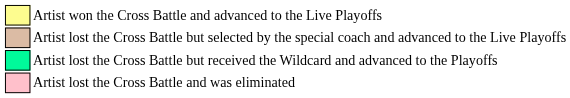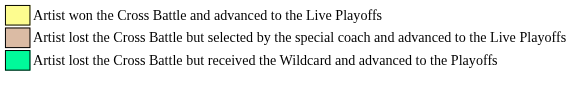- row: (164, 82)
